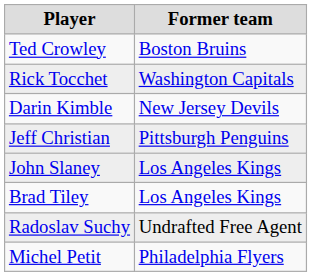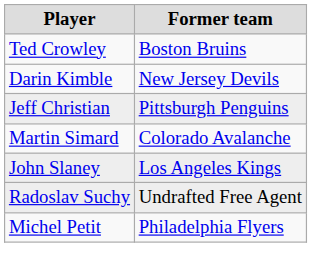- row: (58, 78)
+ row: (64, 138)
- row: (49, 197)
